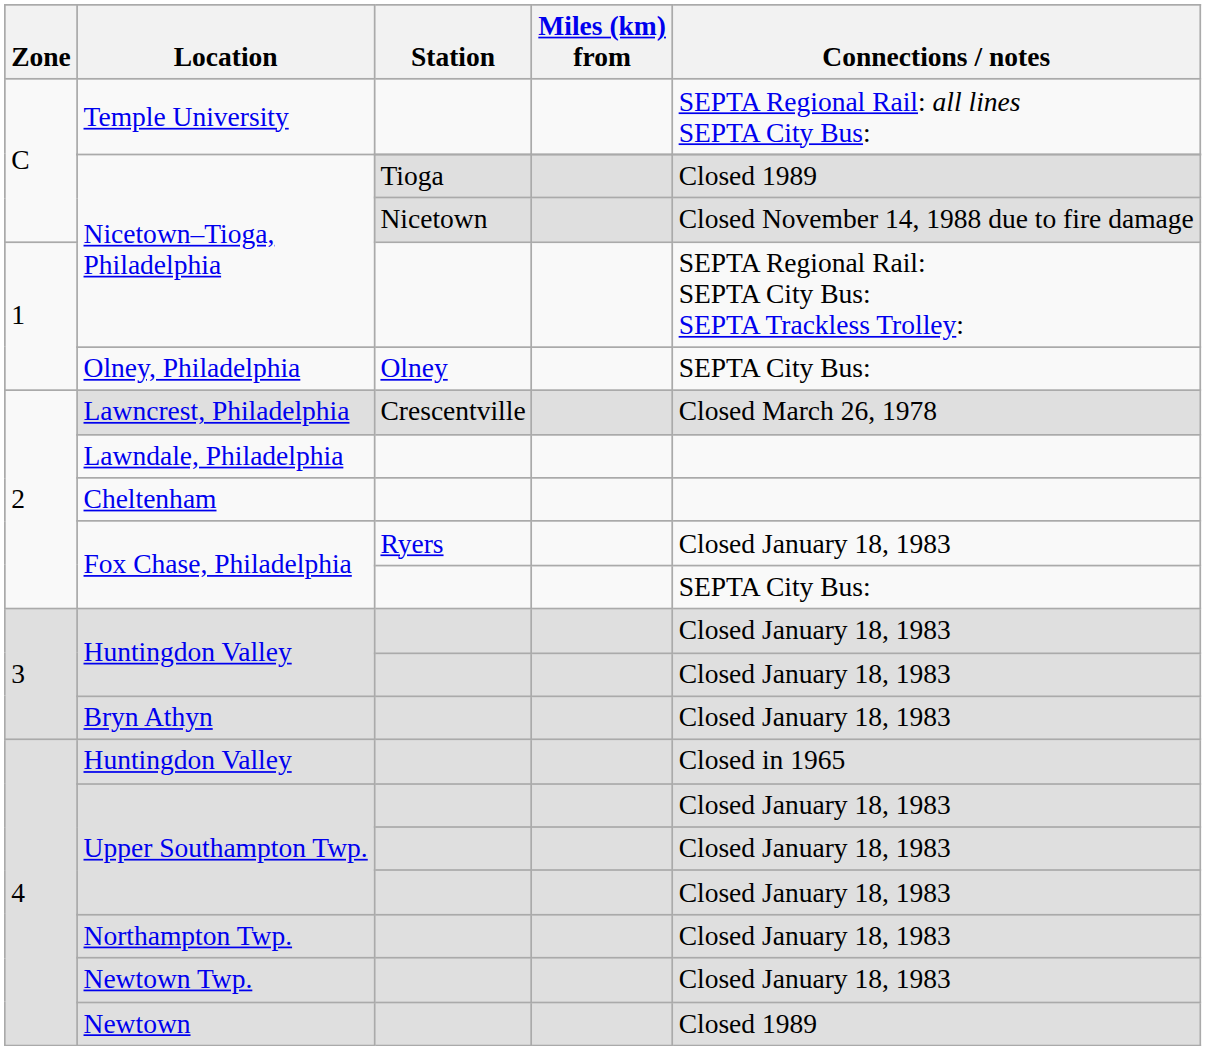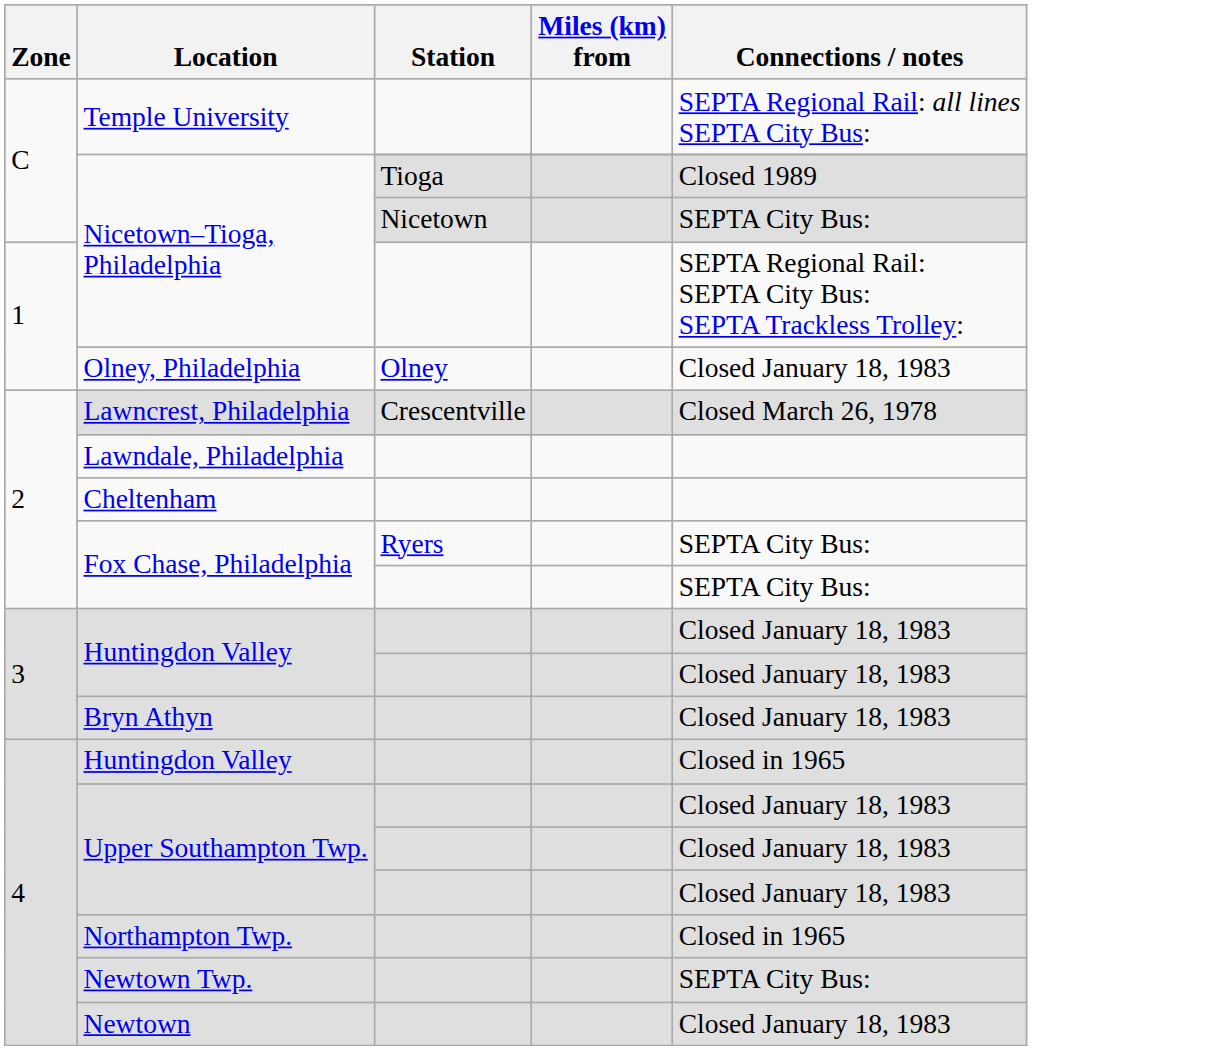(936, 219) Closed November 14, 1988 due to fire damage -> (775, 219) SEPTA City Bus:
(775, 368) SEPTA City Bus: -> (815, 368) Closed January 18, 1983
(815, 542) Closed January 18, 1983 -> (775, 542) SEPTA City Bus:
(815, 935) Closed January 18, 1983 -> (762, 935) Closed in 1965
(815, 979) Closed January 18, 1983 -> (775, 979) SEPTA City Bus:
(748, 1023) Closed 1989 -> (815, 1023) Closed January 18, 1983
